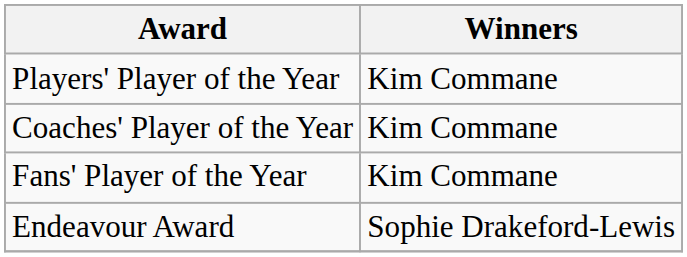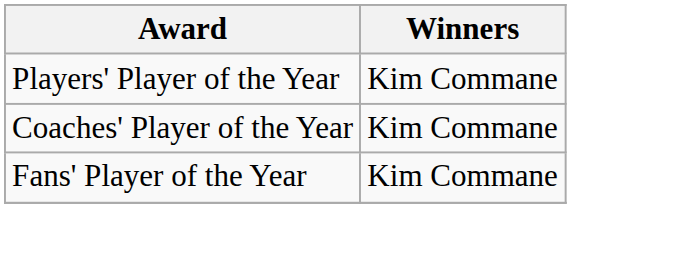- row: (123, 226)
